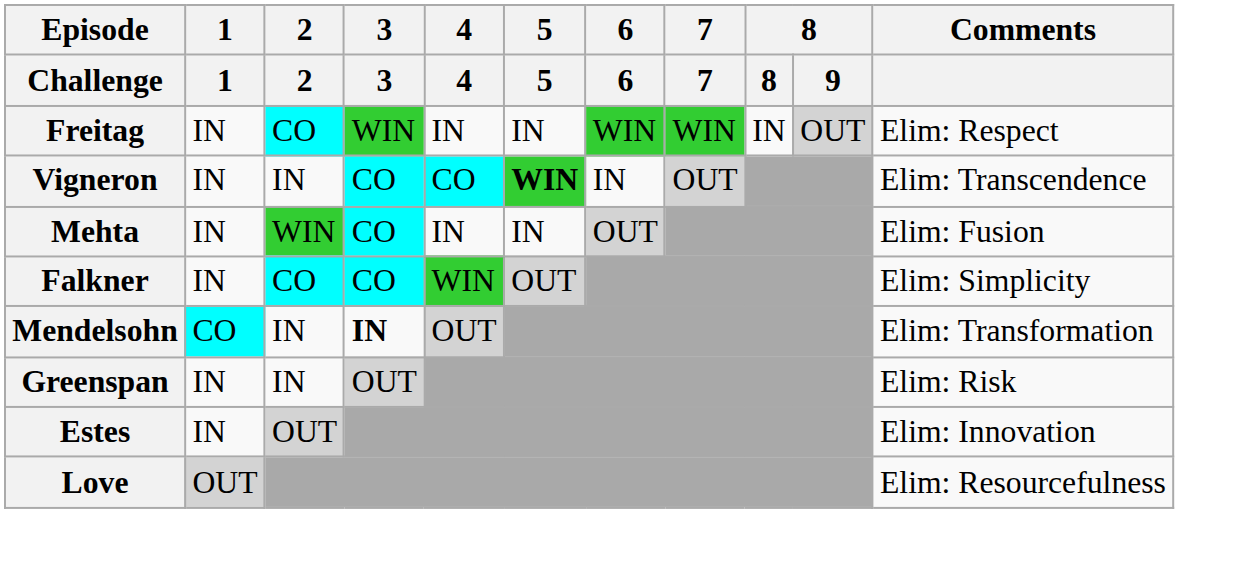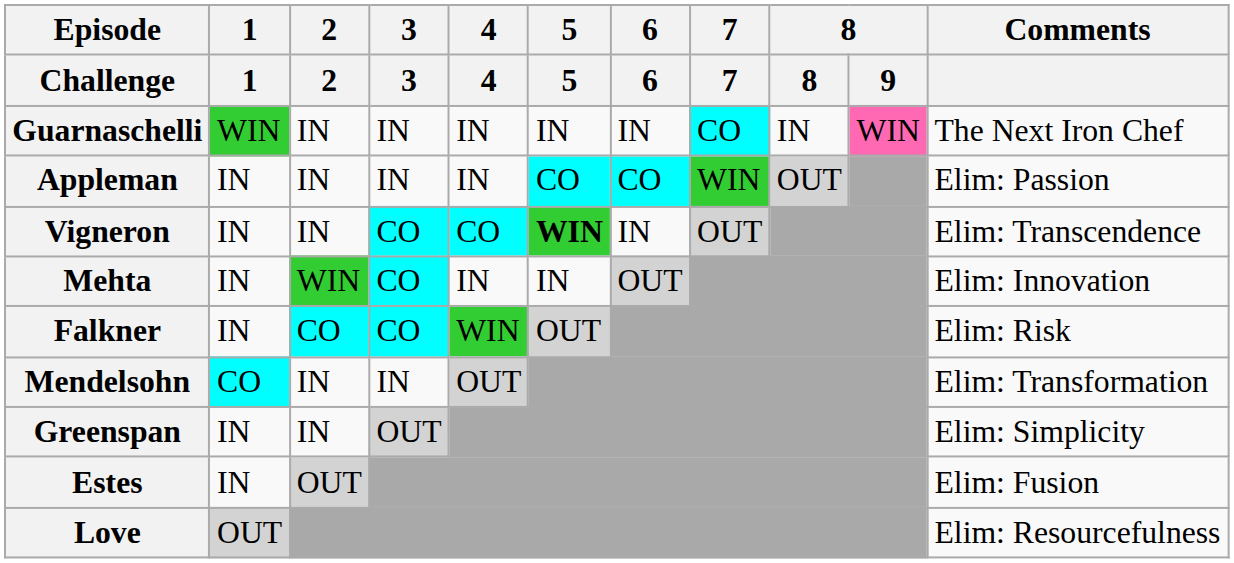+ row: (107, 130)
- row: (95, 130)
+ row: (107, 180)
(962, 230) Elim: Fusion -> (1042, 280) Elim: Innovation
(985, 280) Elim: Simplicity -> (1003, 331) Elim: Risk
(369, 331) bold -> (393, 381) normal
(948, 381) Elim: Risk -> (1040, 431) Elim: Simplicity
(988, 431) Elim: Innovation -> (1017, 481) Elim: Fusion
